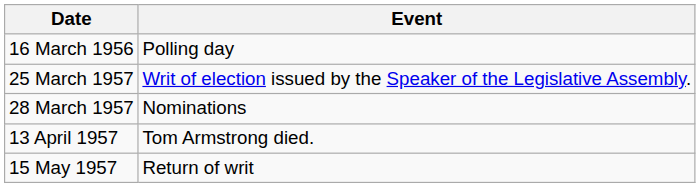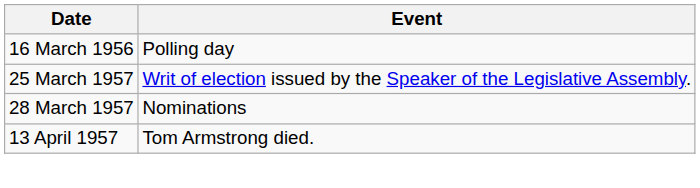- row: (63, 167)
